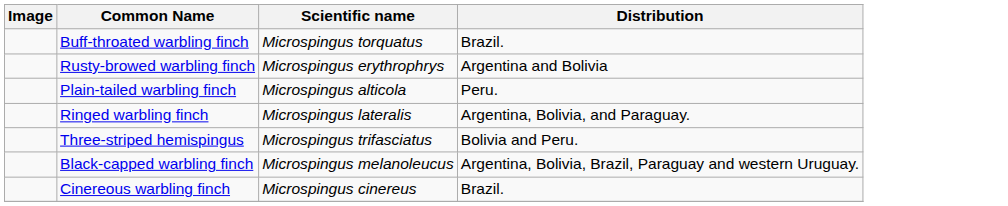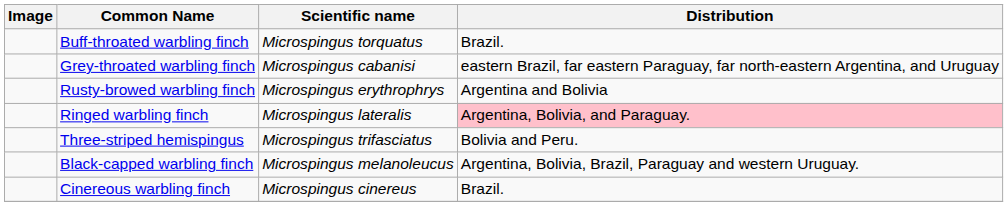+ row: (158, 66)
- row: (148, 90)
(575, 115) no background -> (575, 115) pink background
